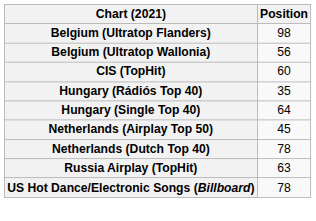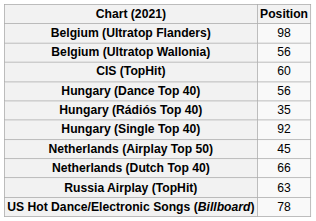+ row: (131, 91)
(284, 110) 64 -> (284, 129) 92
(284, 149) 78 -> (284, 168) 66
